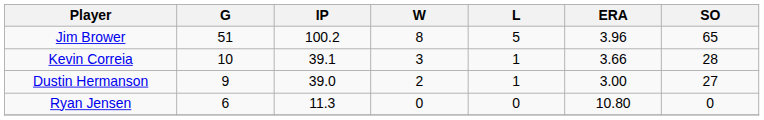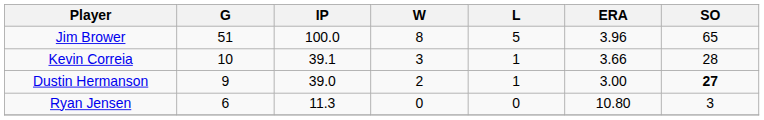(322, 37) 100.2 -> (322, 37) 100.0
(710, 81) normal -> (710, 81) bold
(710, 103) 0 -> (710, 103) 3
